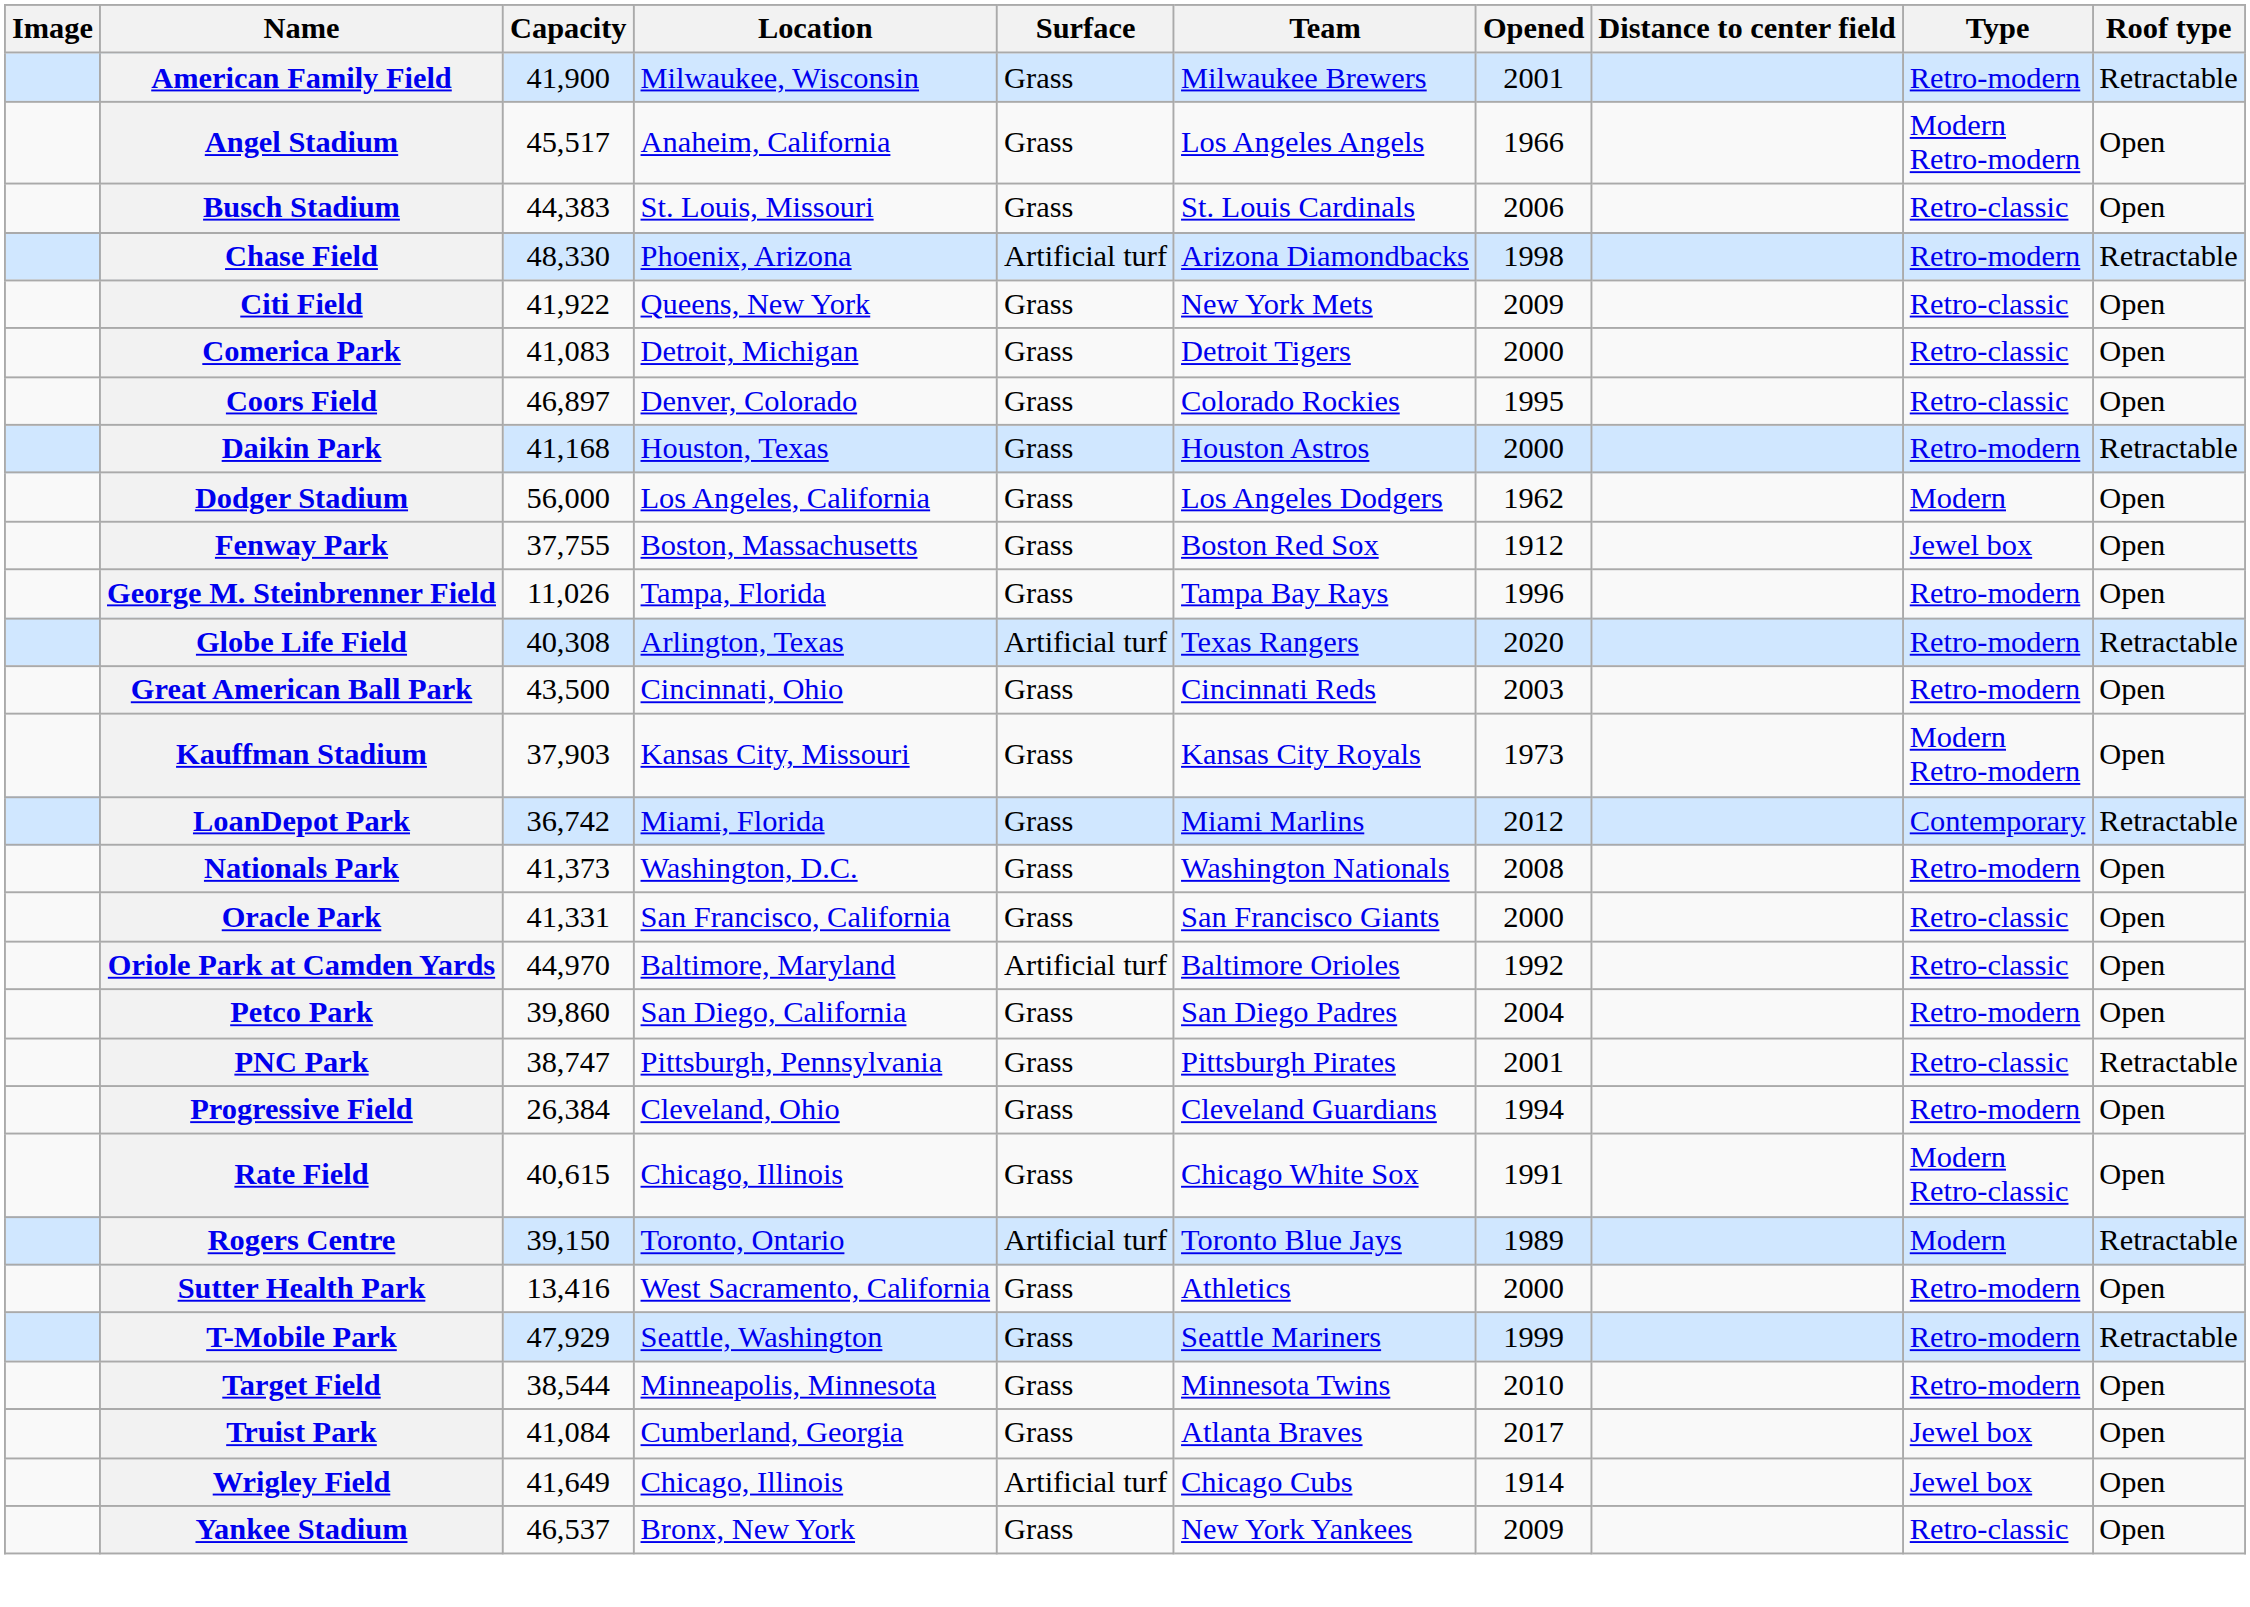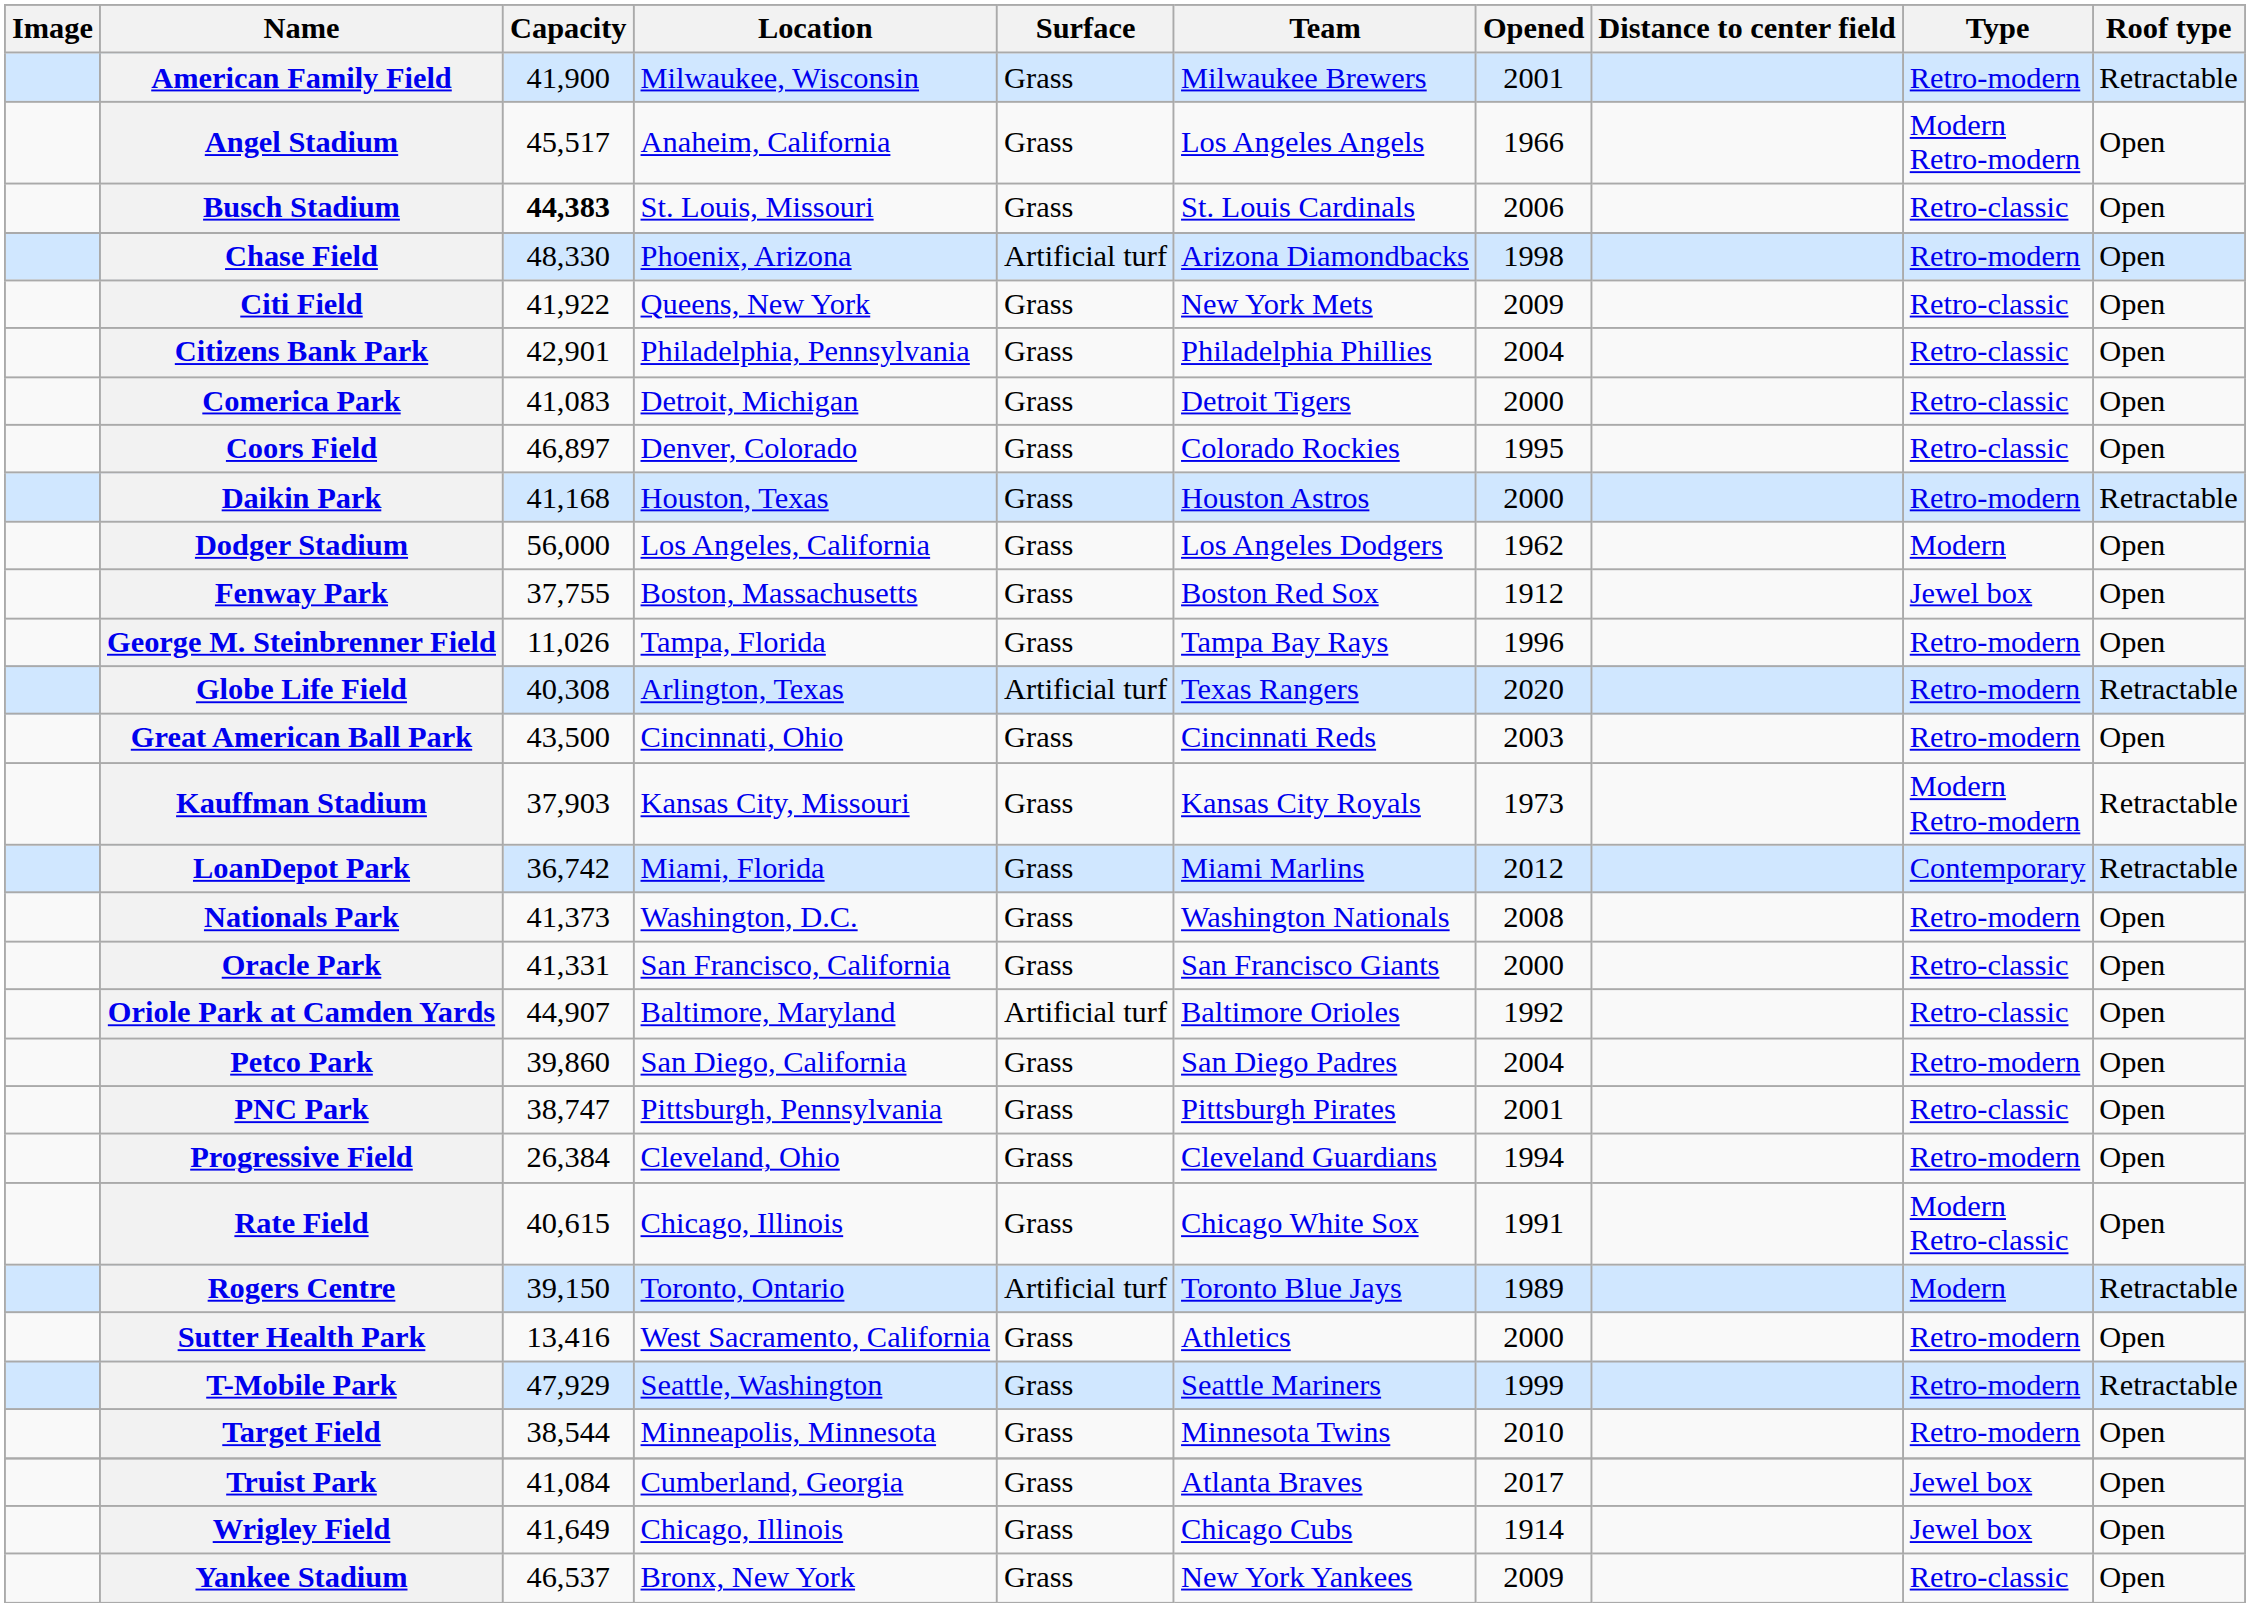(568, 207) normal -> (568, 207) bold
(2169, 255) Retractable -> (2132, 255) Open
+ row: (301, 352)
(2132, 754) Open -> (2169, 803) Retractable
(568, 964) 44,970 -> (568, 1013) 44,907
(2169, 1061) Retractable -> (2132, 1109) Open
(1086, 1481) Artificial turf -> (1039, 1529) Grass
